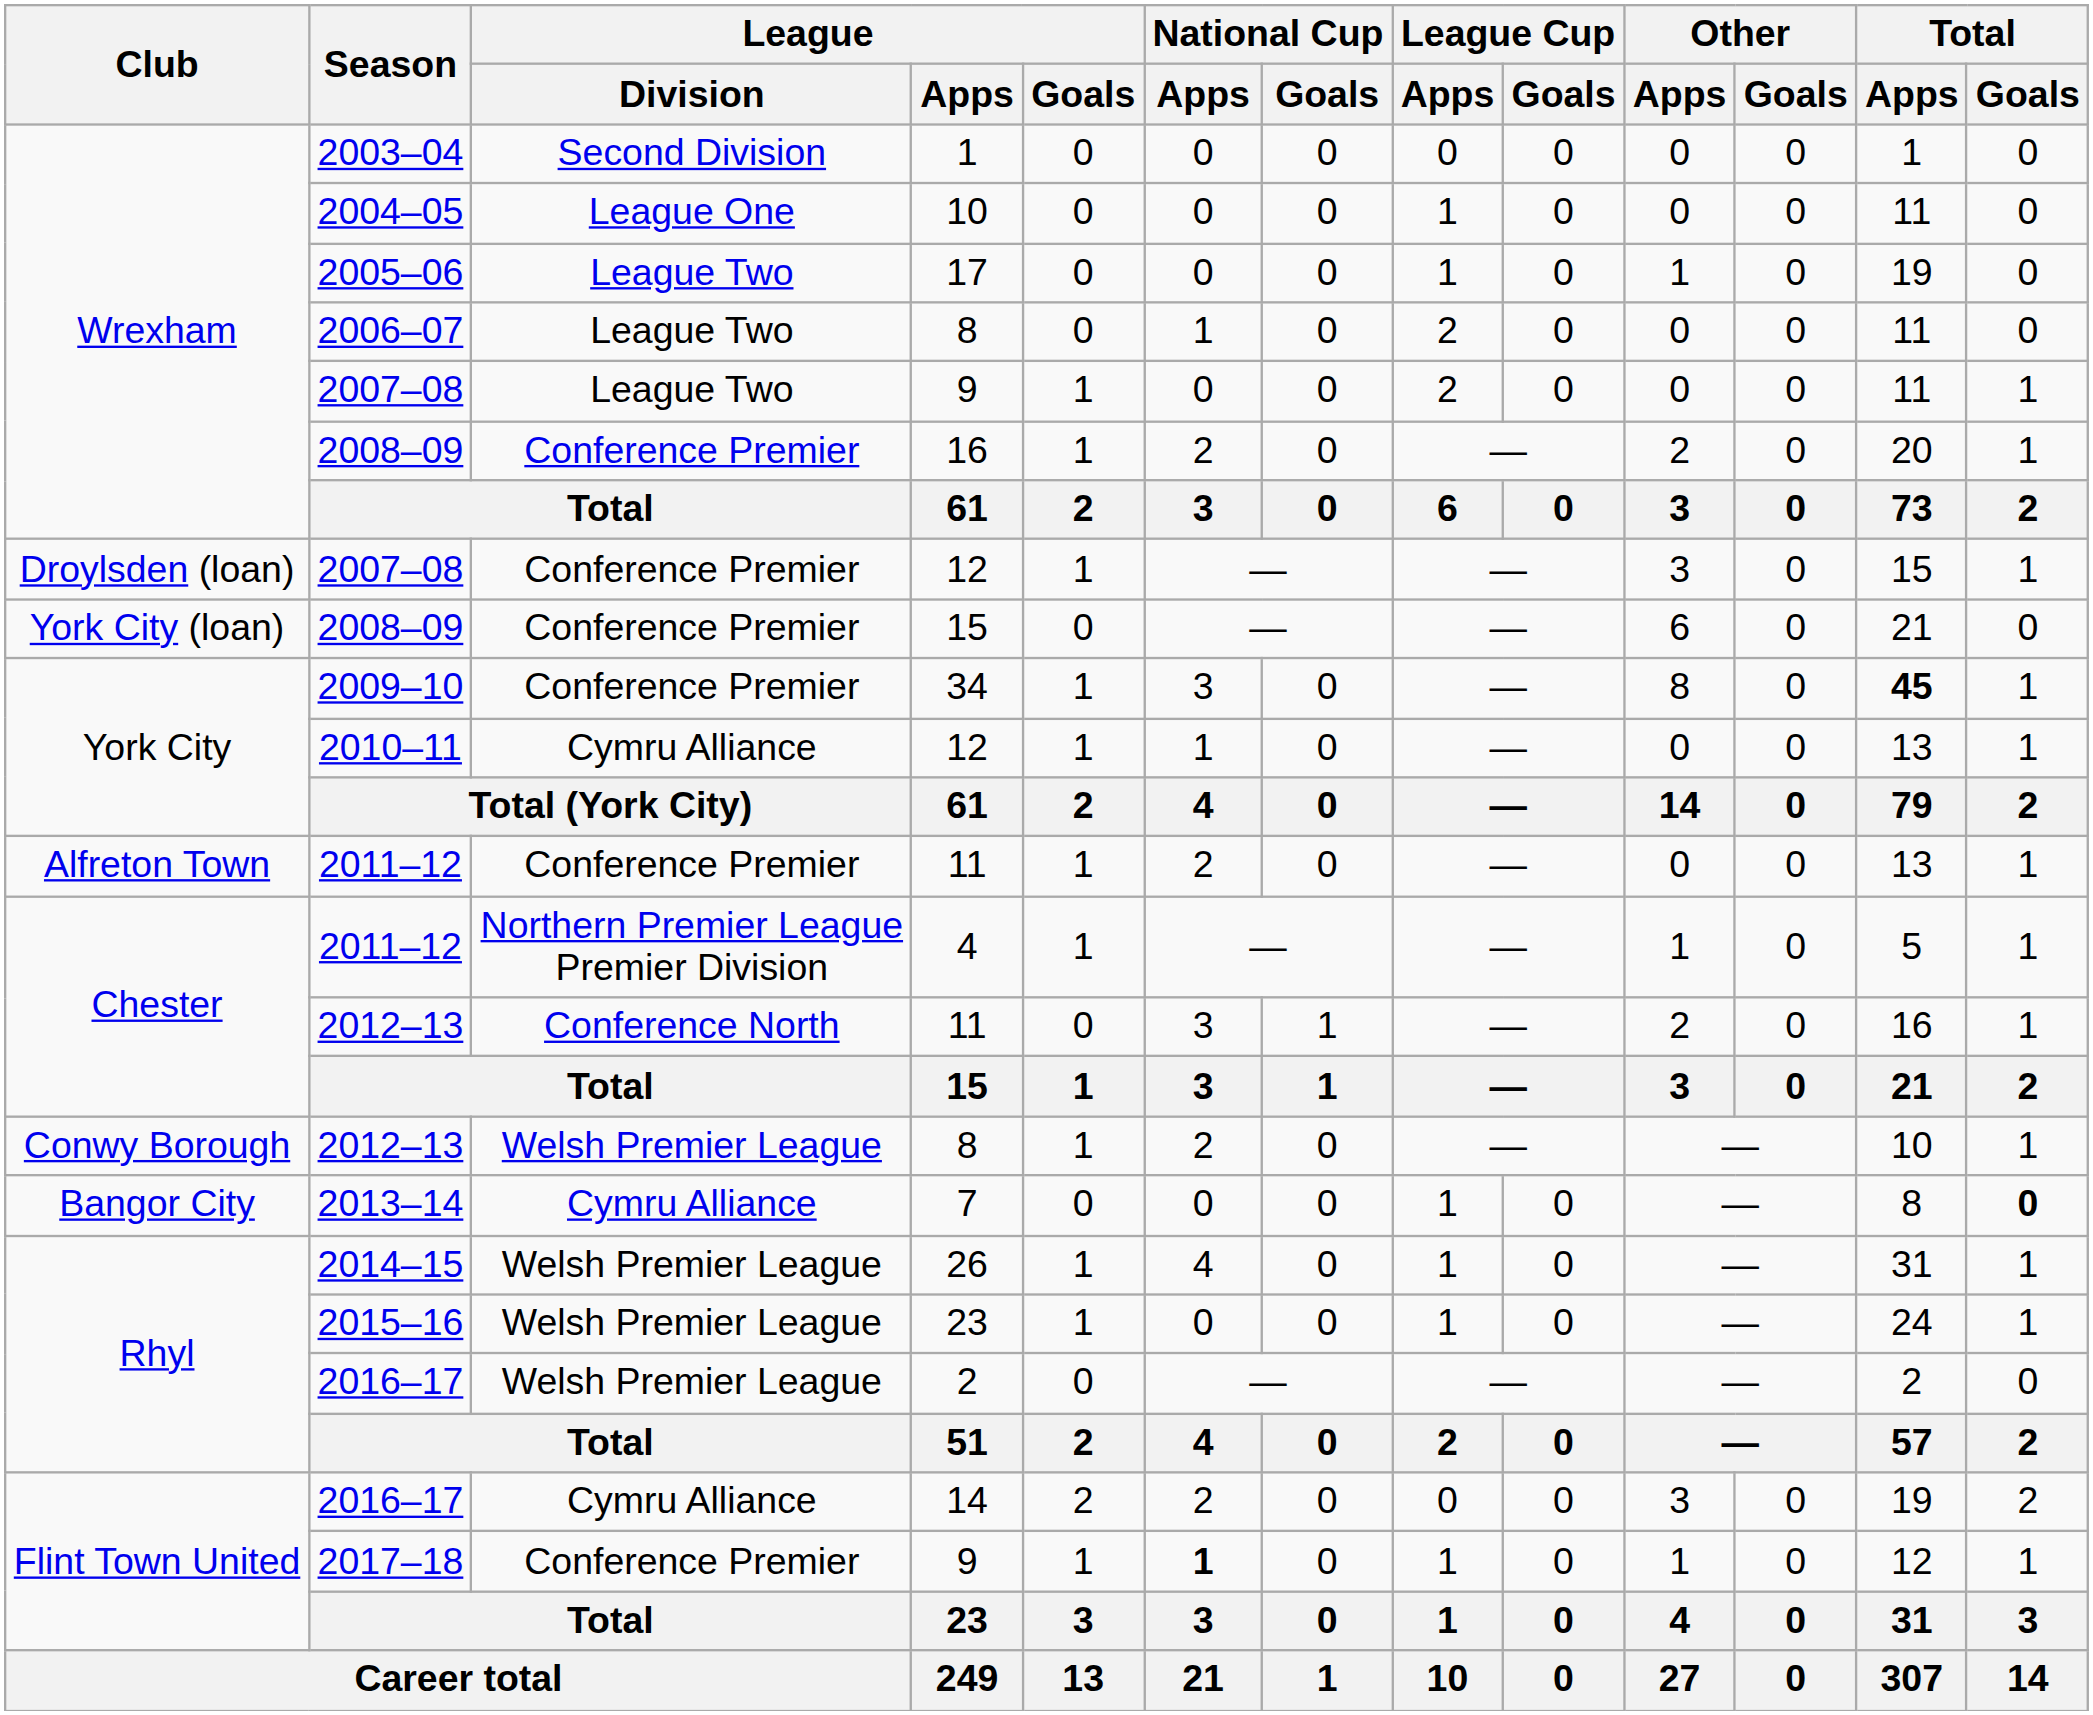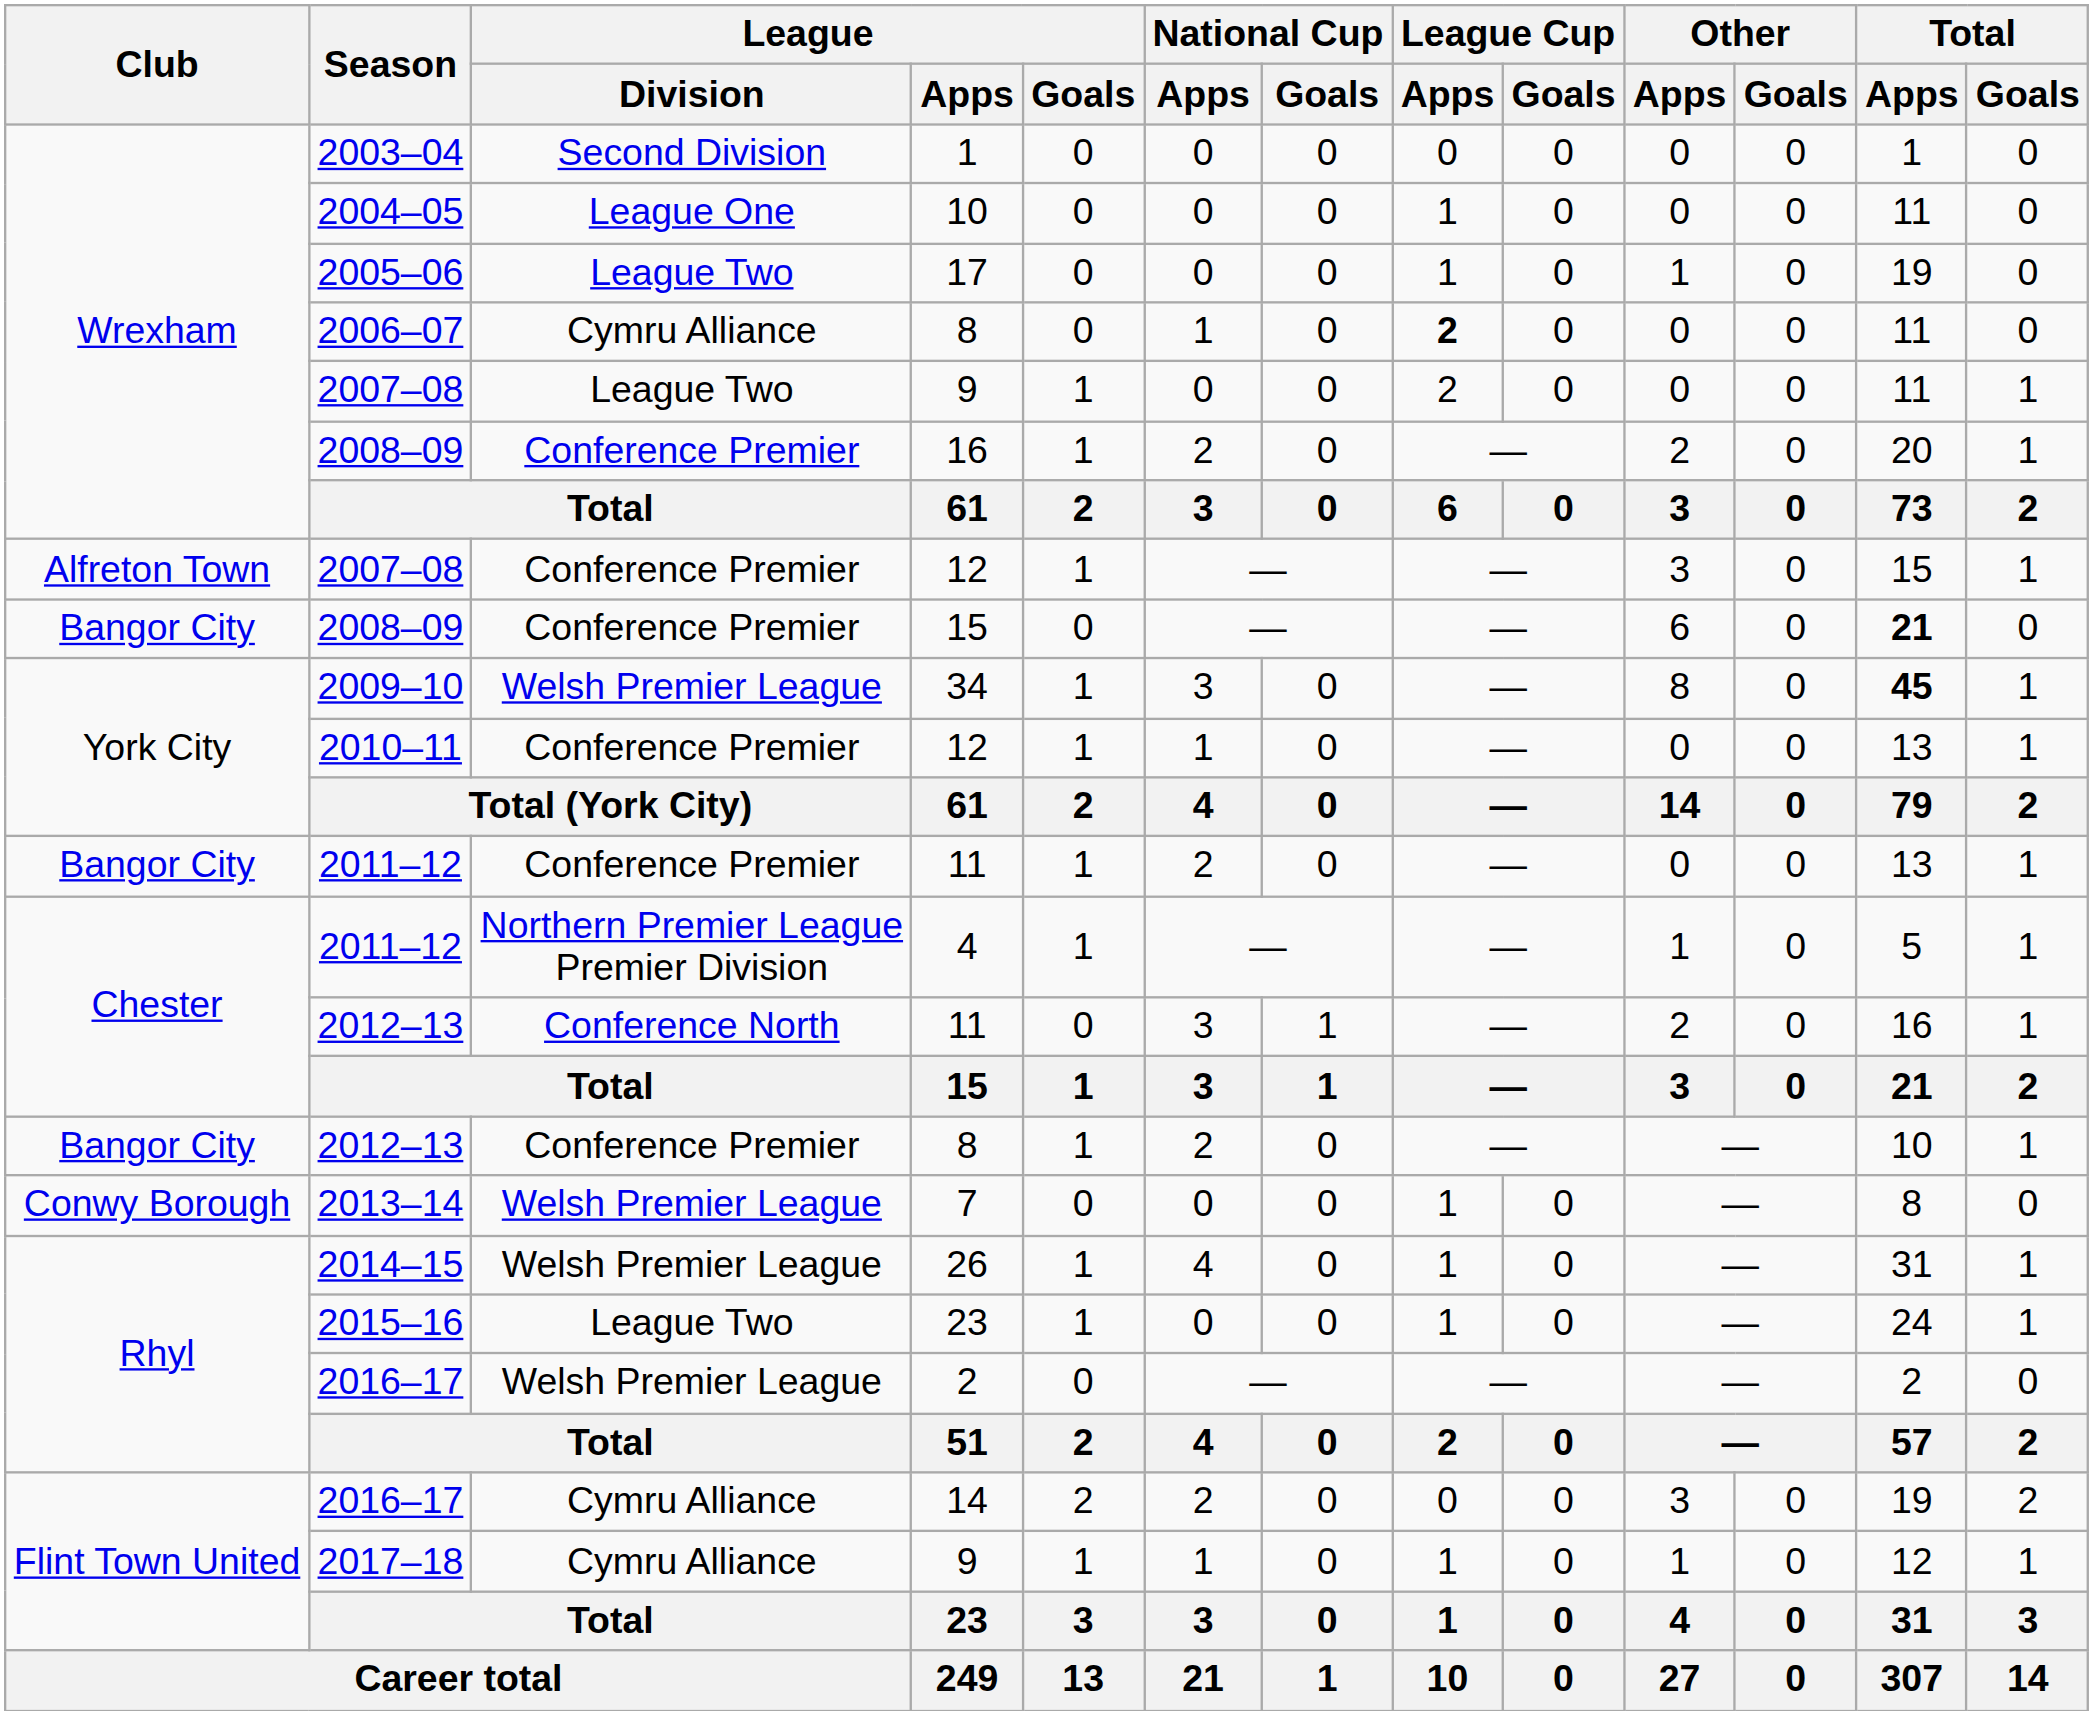(692, 331) League Two -> (692, 331) Cymru Alliance
(1447, 331) normal -> (1447, 331) bold
(157, 568) Droylsden (loan) -> (157, 568) Alfreton Town
(157, 627) York City (loan) -> (157, 627) Bangor City
(1912, 627) normal -> (1912, 627) bold
(692, 687) Conference Premier -> (692, 687) Welsh Premier League
(692, 746) Cymru Alliance -> (692, 746) Conference Premier
(157, 865) Alfreton Town -> (157, 865) Bangor City
(157, 1145) Conwy Borough -> (157, 1145) Bangor City
(692, 1145) Welsh Premier League -> (692, 1145) Conference Premier
(157, 1204) Bangor City -> (157, 1204) Conwy Borough
(692, 1204) Cymru Alliance -> (692, 1204) Welsh Premier League
(2028, 1204) bold -> (2028, 1204) normal
(692, 1323) Welsh Premier League -> (692, 1323) League Two
(692, 1560) Conference Premier -> (692, 1560) Cymru Alliance
(1203, 1560) bold -> (1203, 1560) normal
